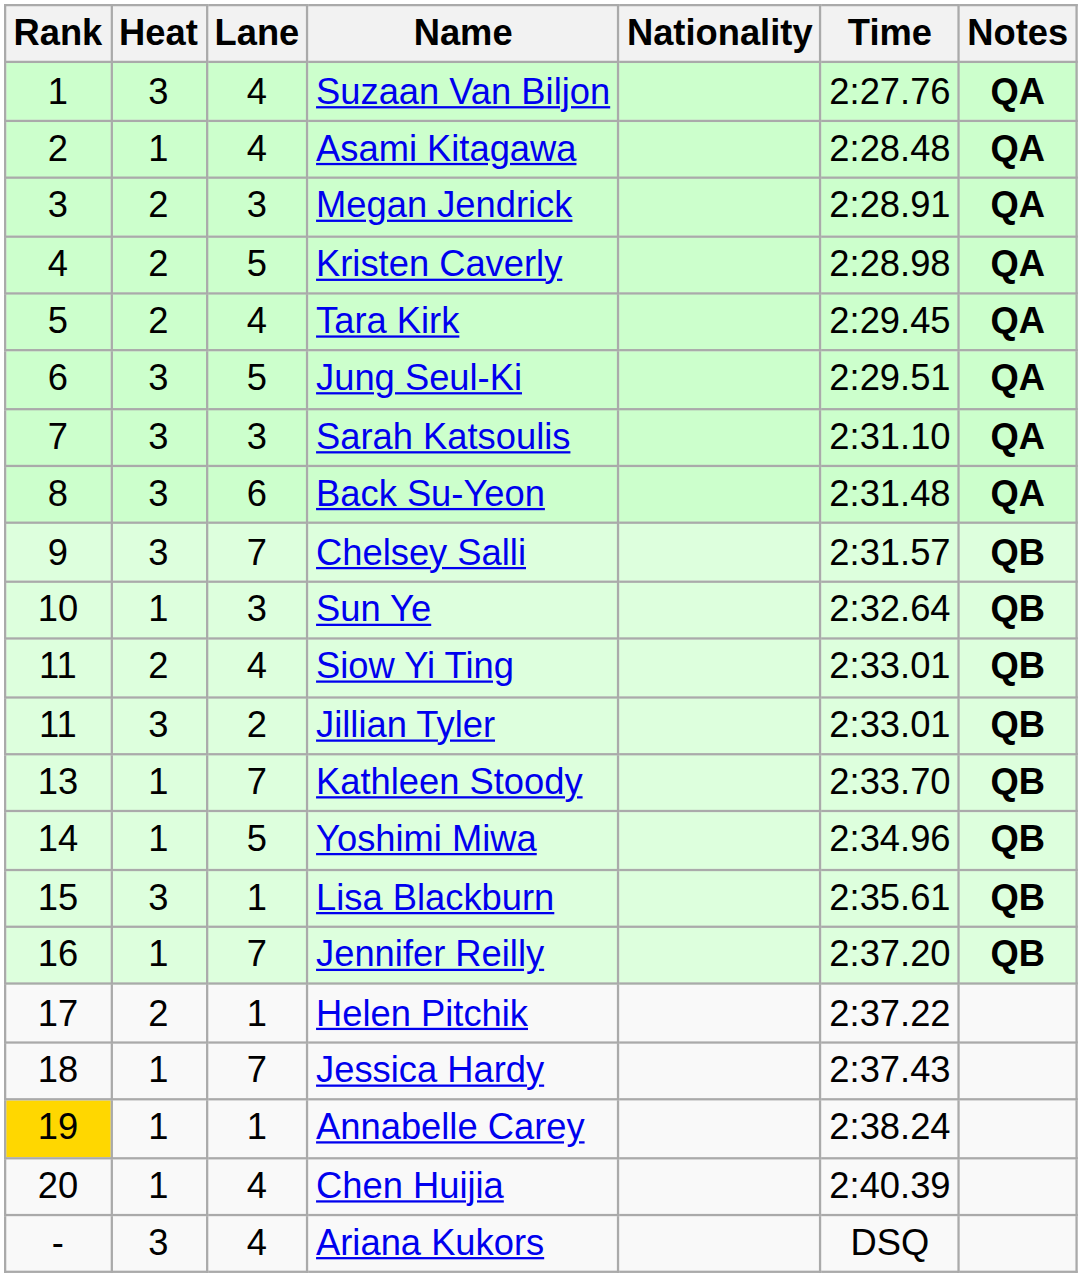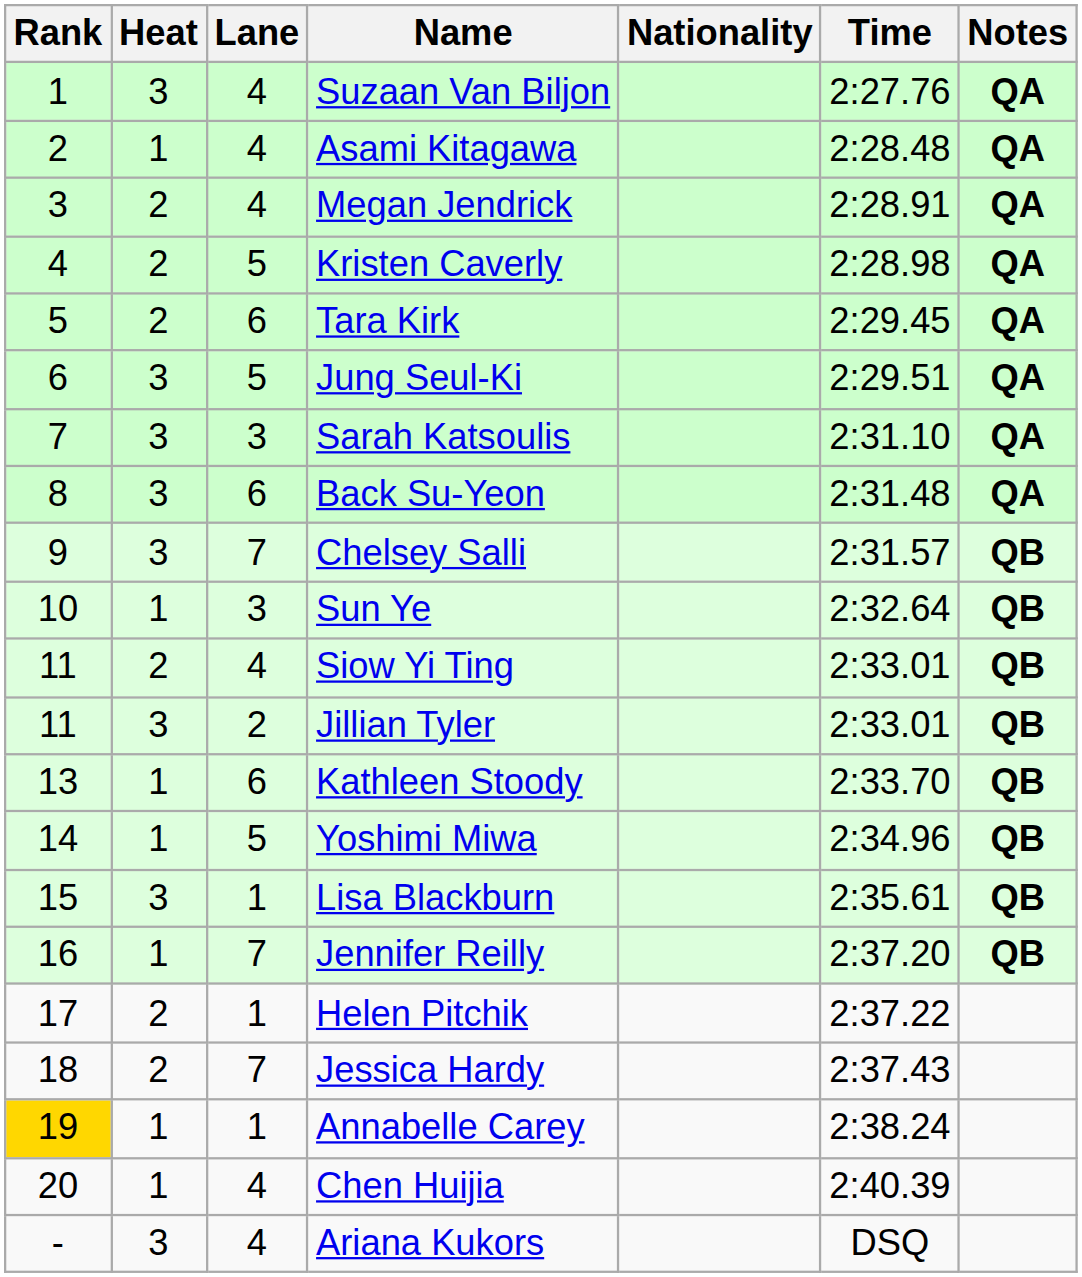(257, 206) 3 -> (257, 206) 4
(257, 321) 4 -> (257, 321) 6
(257, 782) 7 -> (257, 782) 6
(158, 1070) 1 -> (158, 1070) 2
